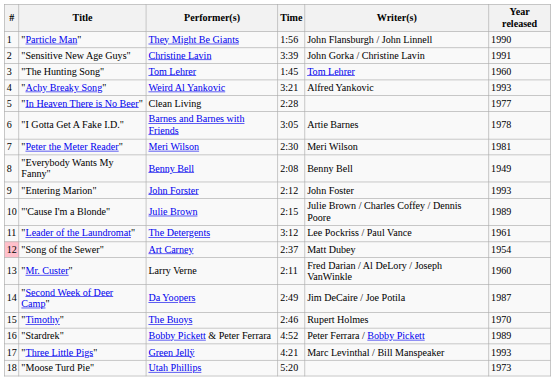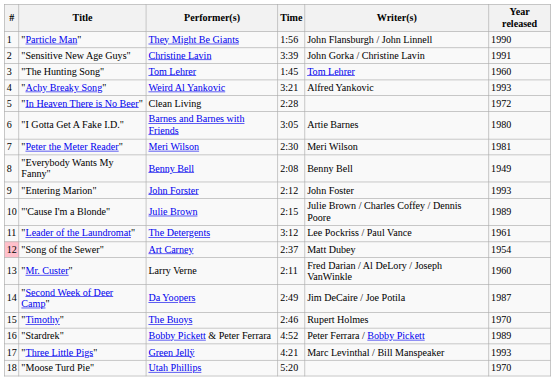(501, 103) 1977 -> (501, 103) 1972
(501, 125) 1978 -> (501, 125) 1980
(501, 368) 1973 -> (501, 368) 1970
